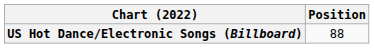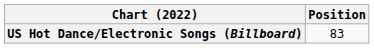(337, 34) 88 -> (337, 34) 83
